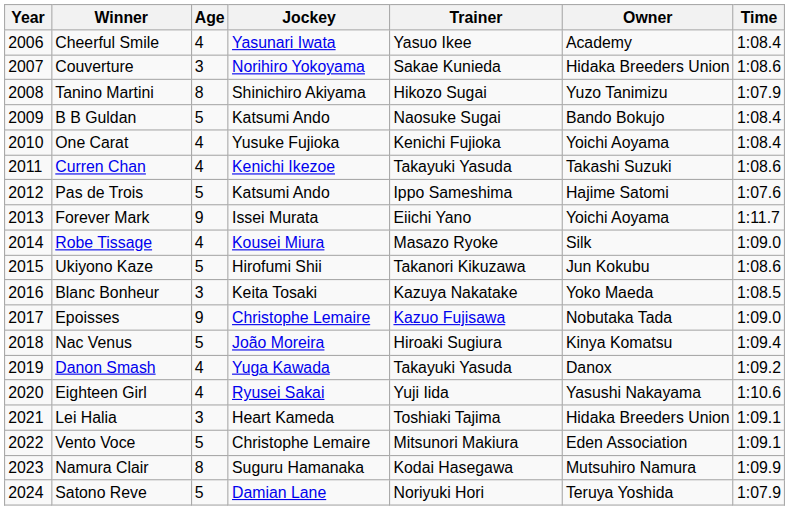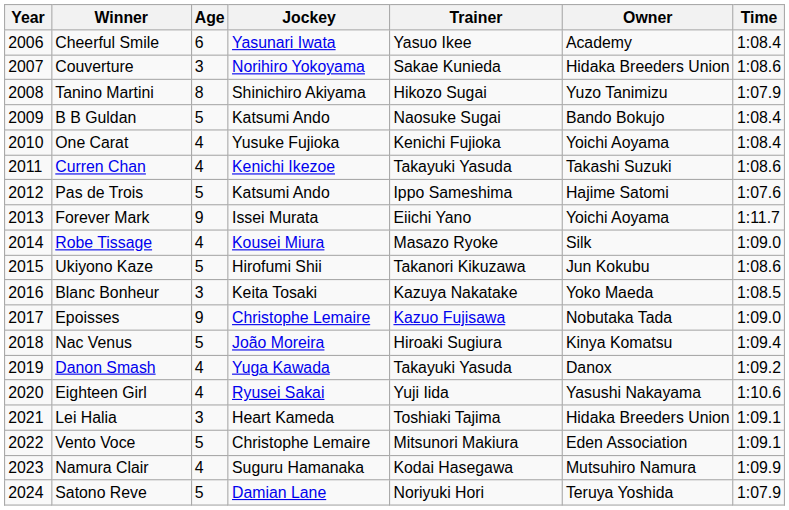(199, 42) 4 -> (199, 42) 6
(199, 468) 8 -> (199, 468) 4
